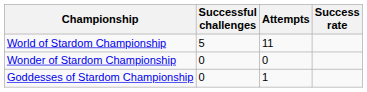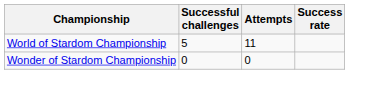- row: (100, 78)
